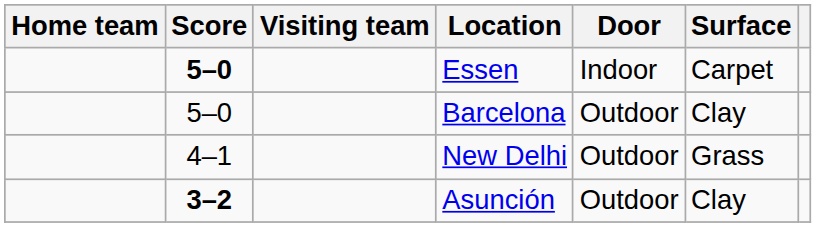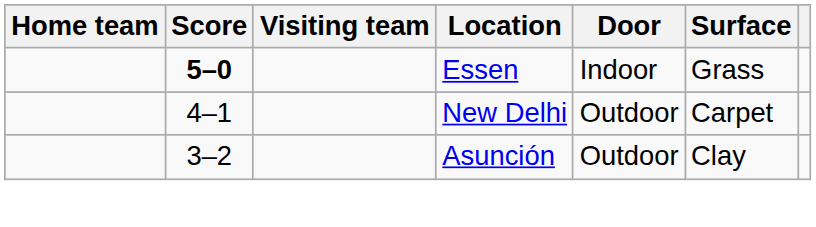(732, 69) Carpet -> (728, 69) Grass
- row: (504, 112)
(728, 156) Grass -> (732, 112) Carpet
(209, 199) bold -> (209, 156) normal
